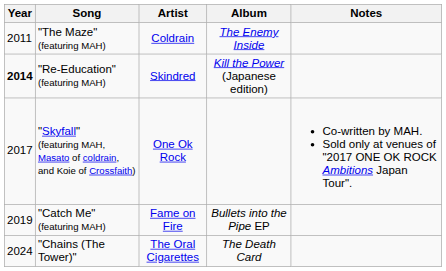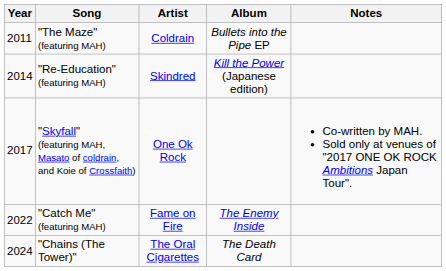(249, 38) The Enemy Inside -> (249, 38) Bullets into the Pipe EP
(20, 76) bold -> (20, 76) normal
(20, 219) 2019 -> (20, 219) 2022
(249, 219) Bullets into the Pipe EP -> (249, 219) The Enemy Inside
